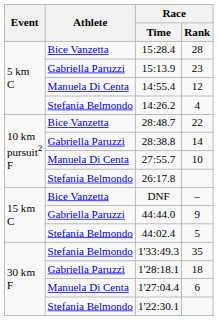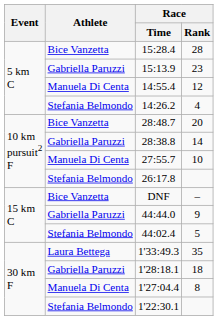(197, 123) 22 -> (197, 123) 20
(90, 251) Stefania Belmondo -> (79, 251) Laura Bettega
(197, 288) 6 -> (197, 288) 8
